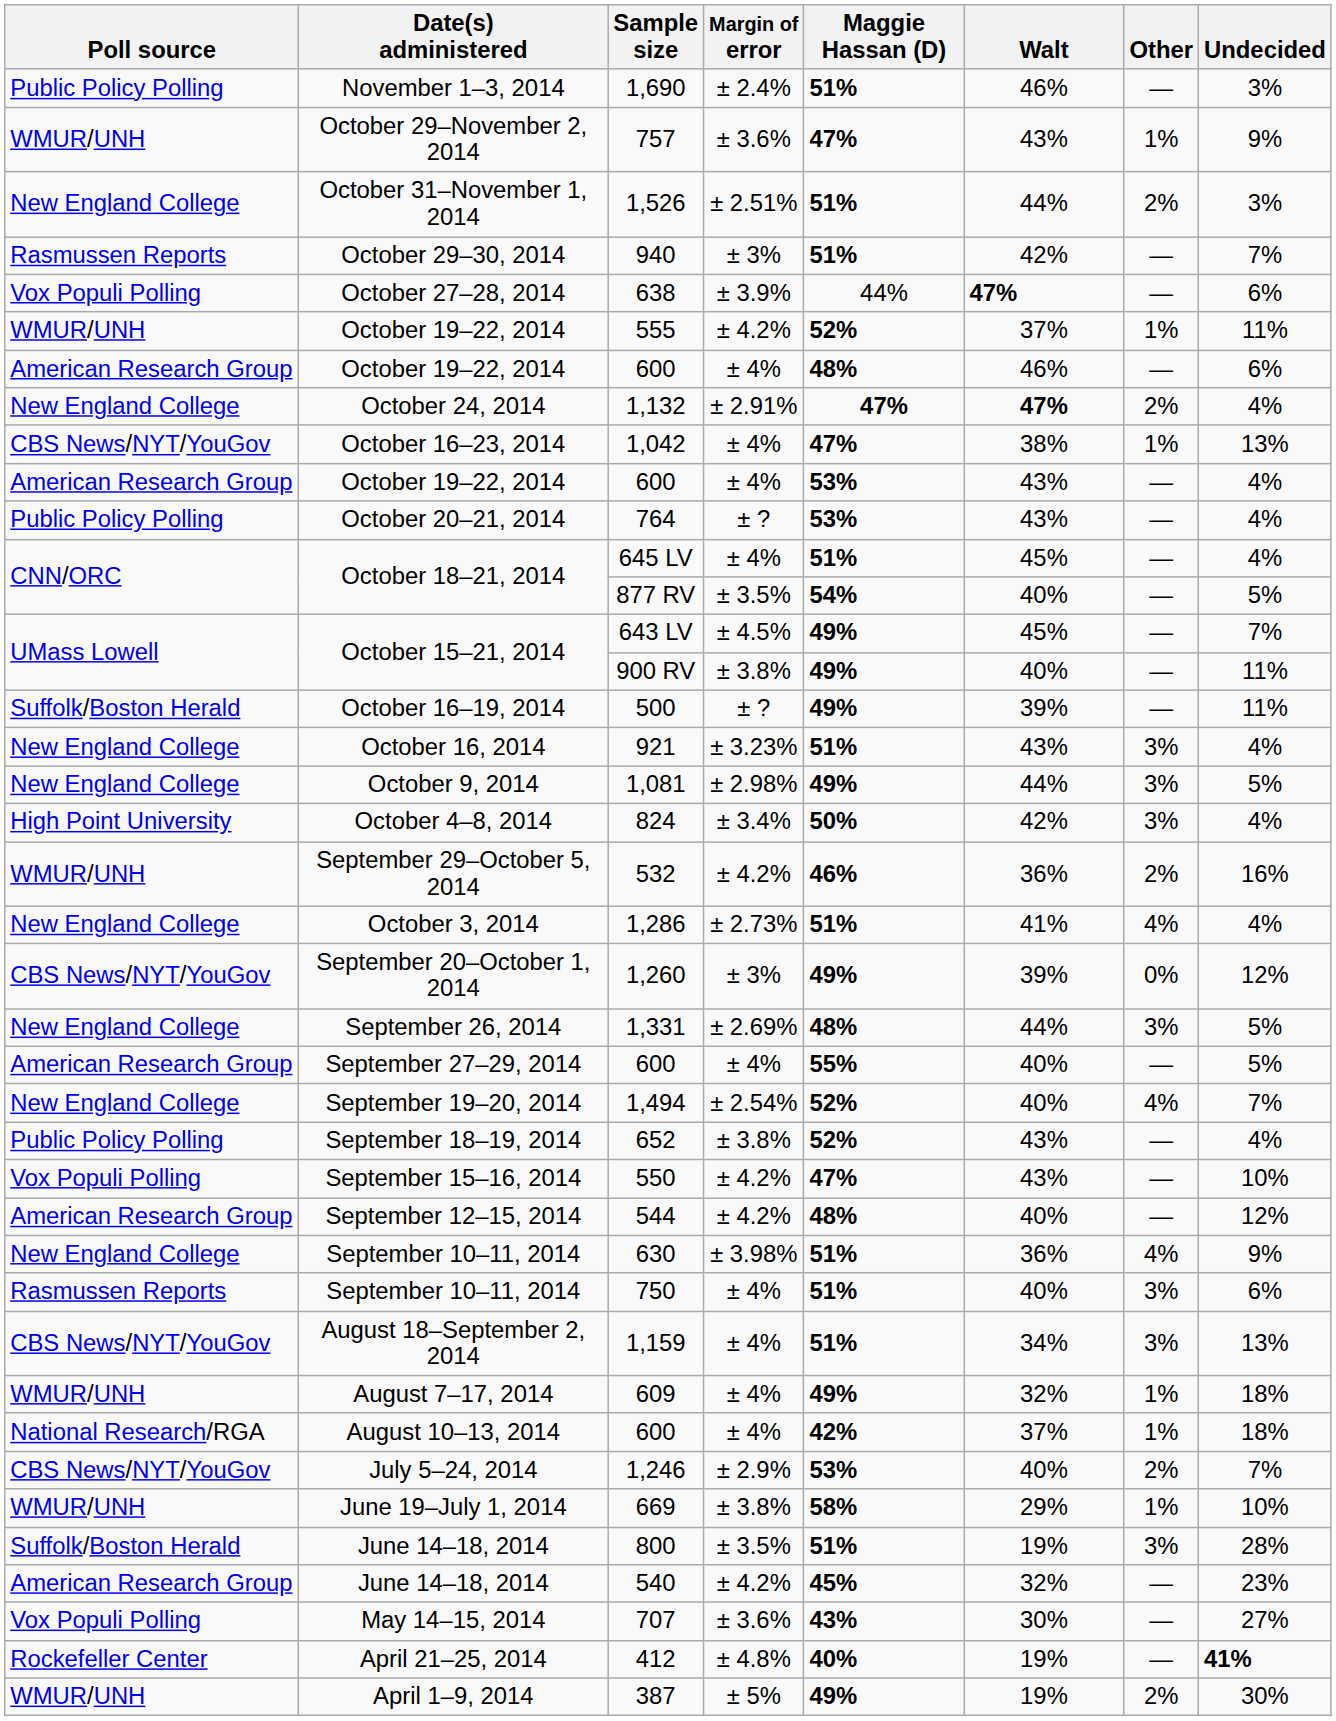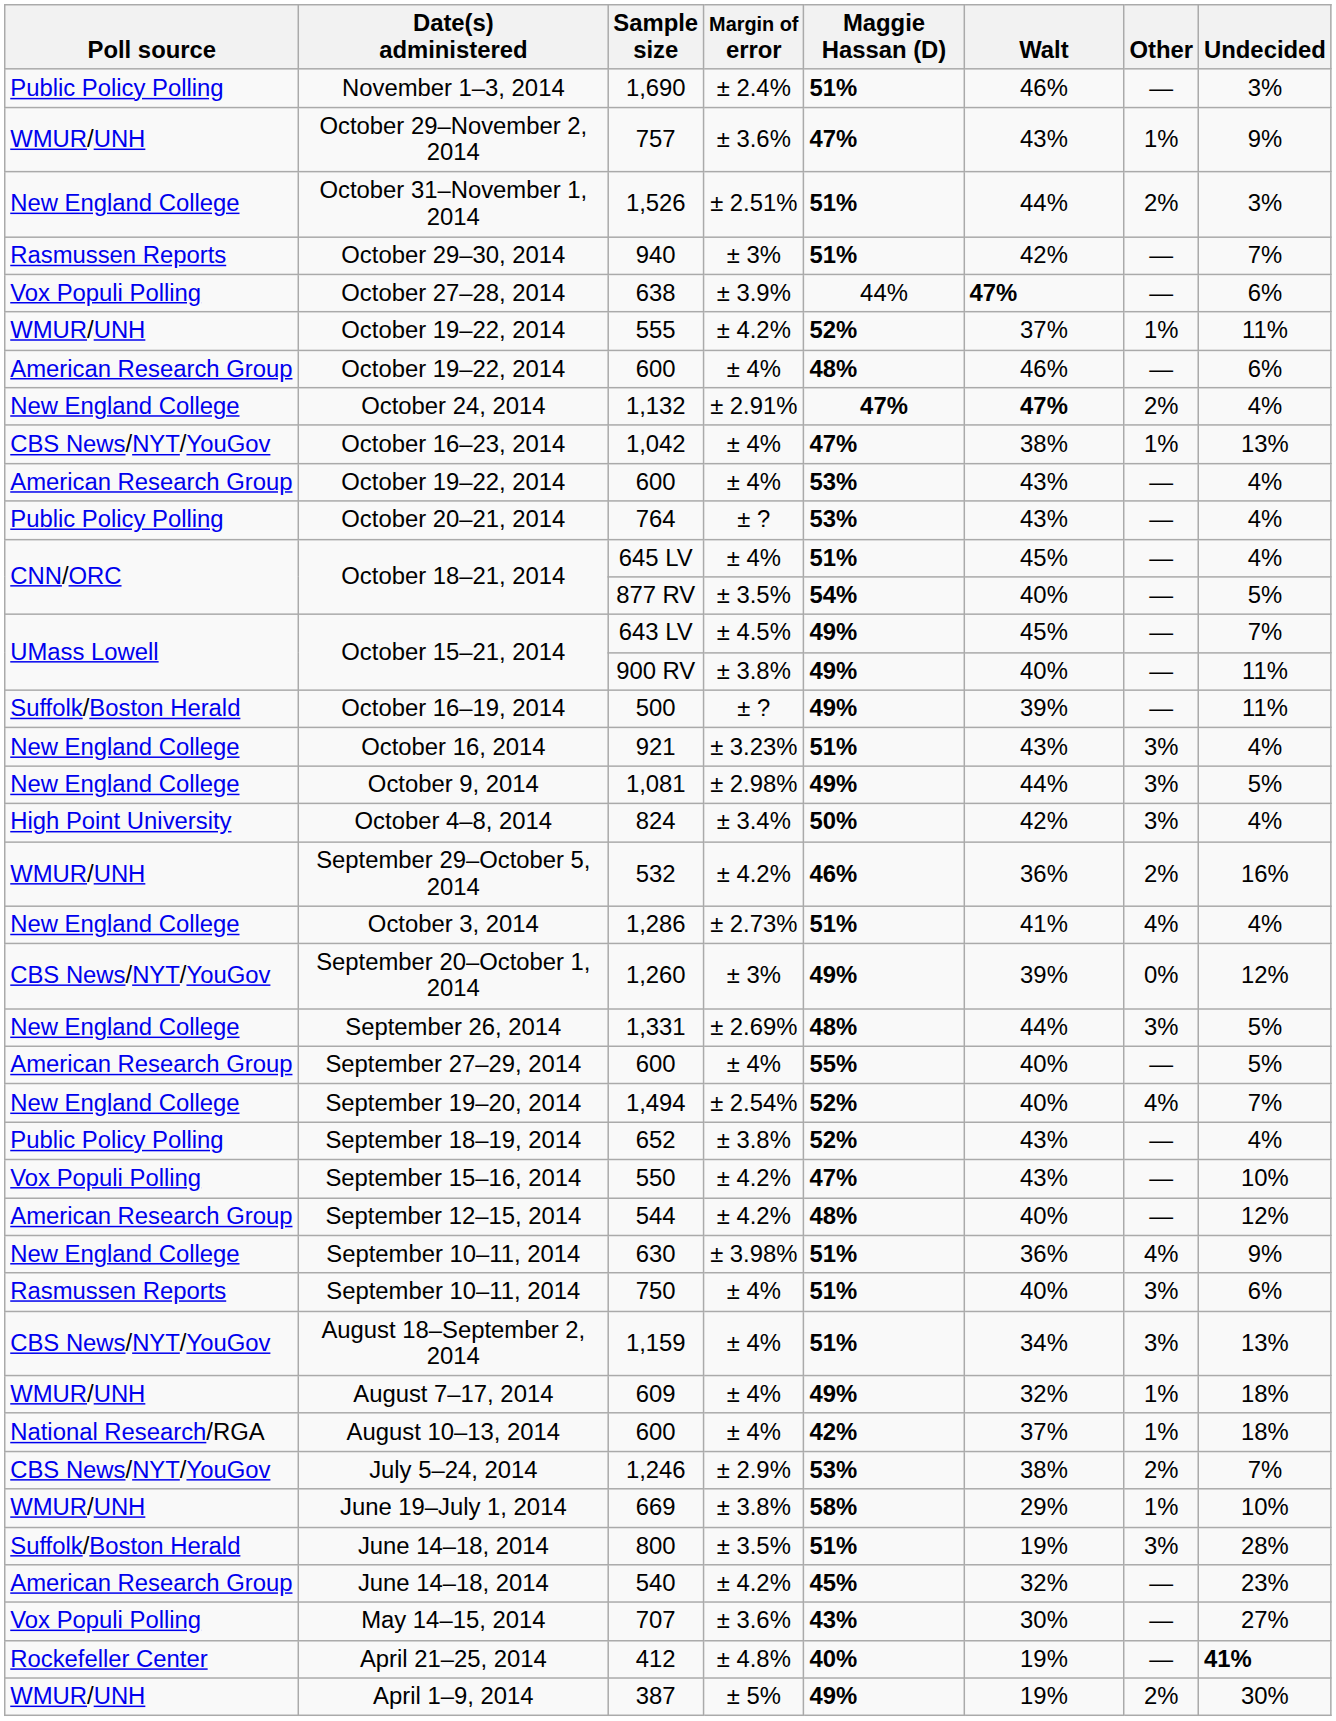(1044, 1469) 40% -> (1044, 1469) 38%
